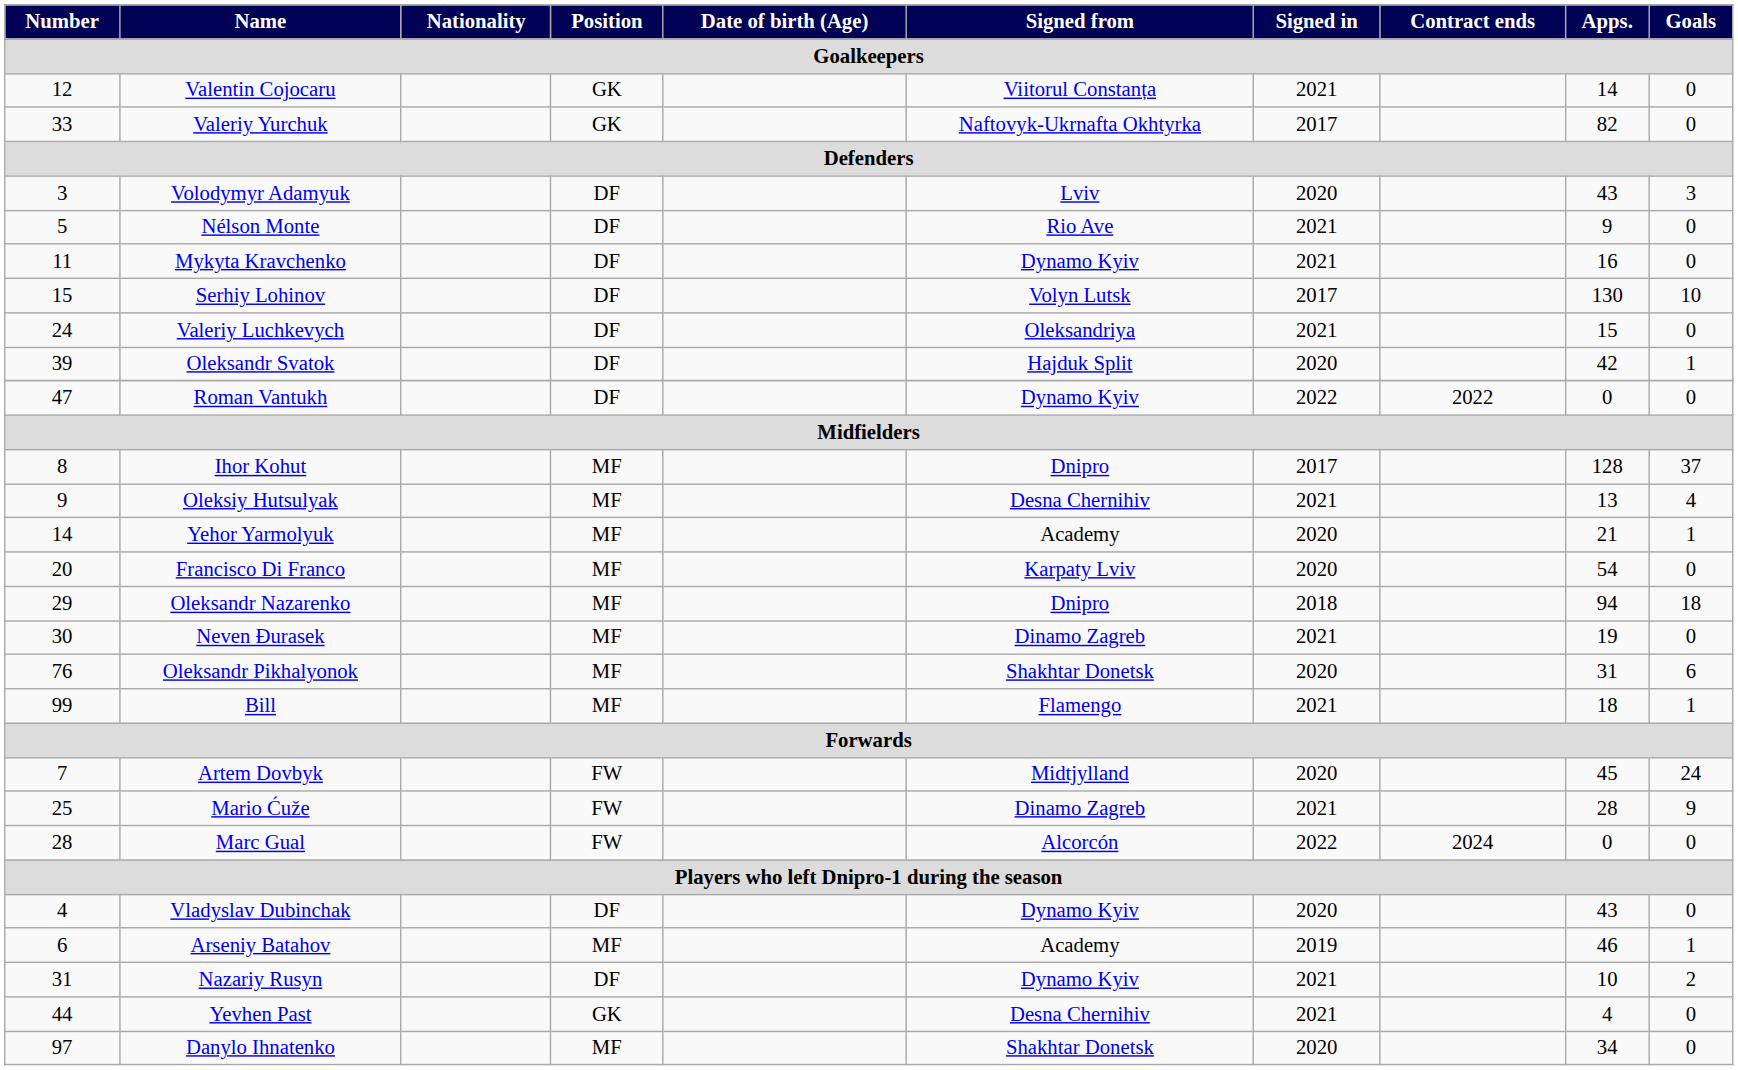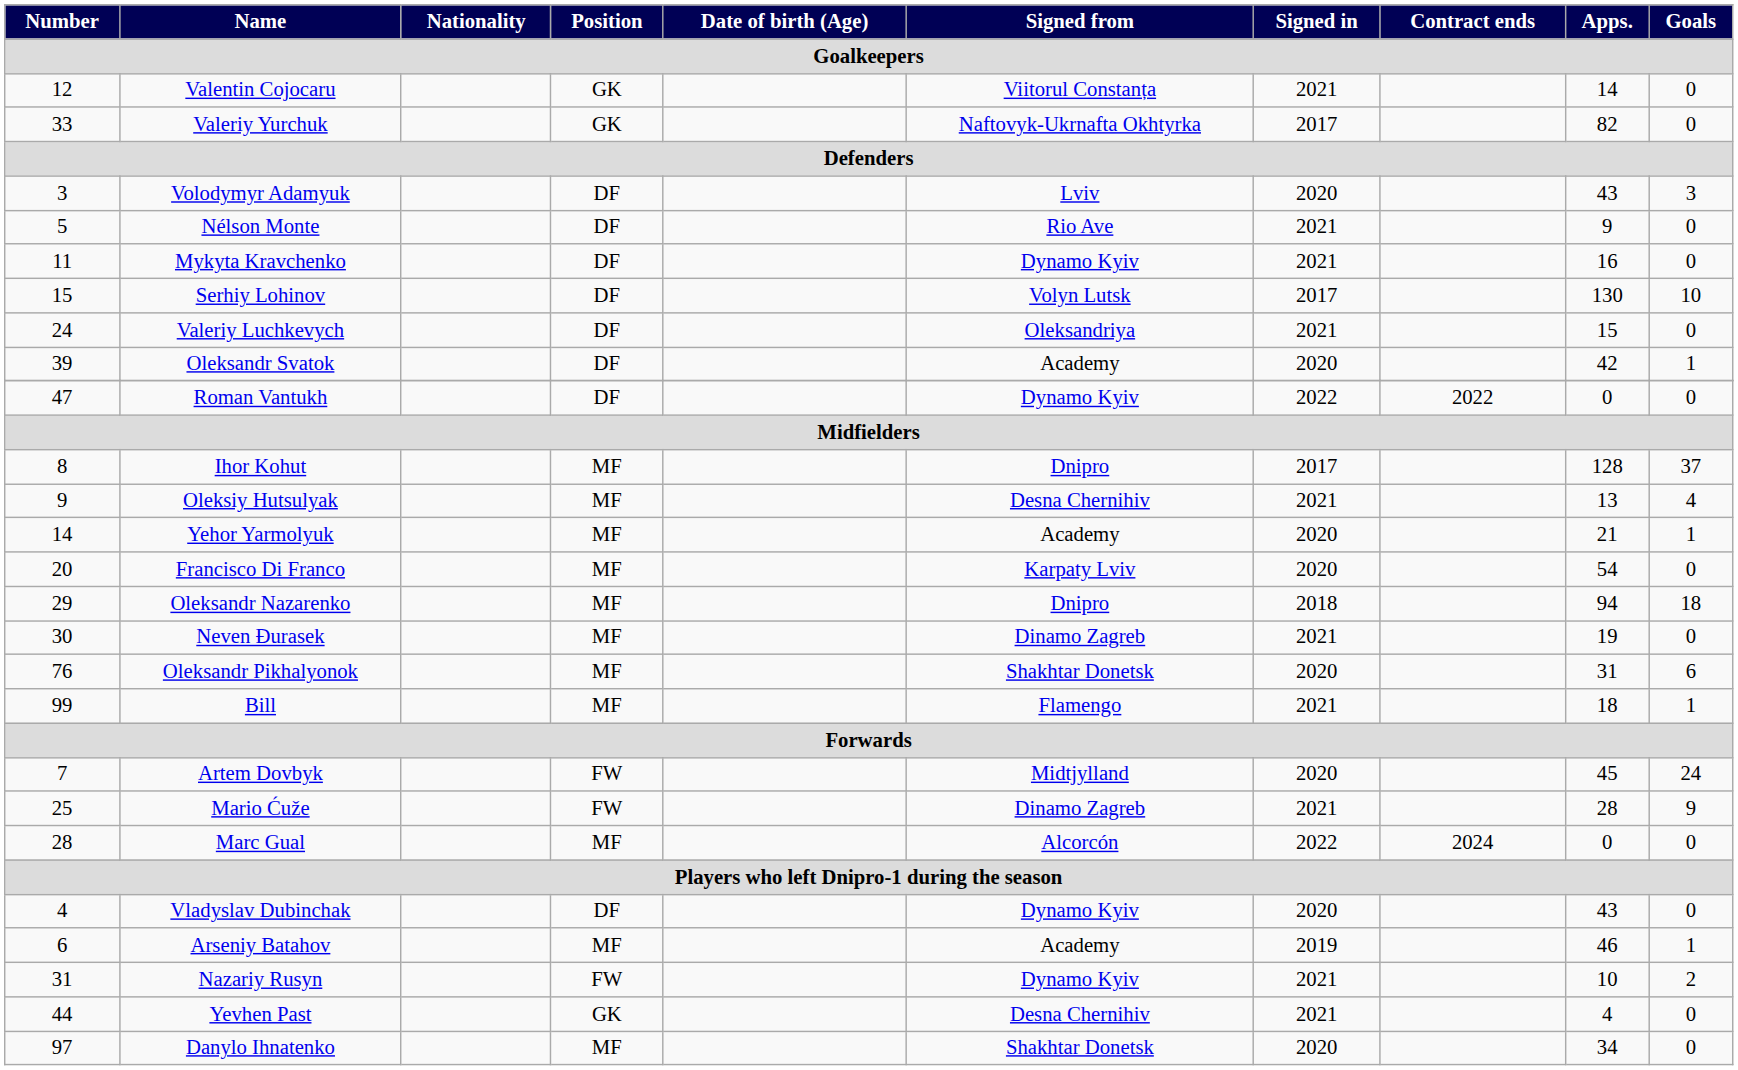(1080, 363) Hajduk Split -> (1080, 363) Academy
(607, 842) FW -> (607, 842) MF
(607, 979) DF -> (607, 979) FW
